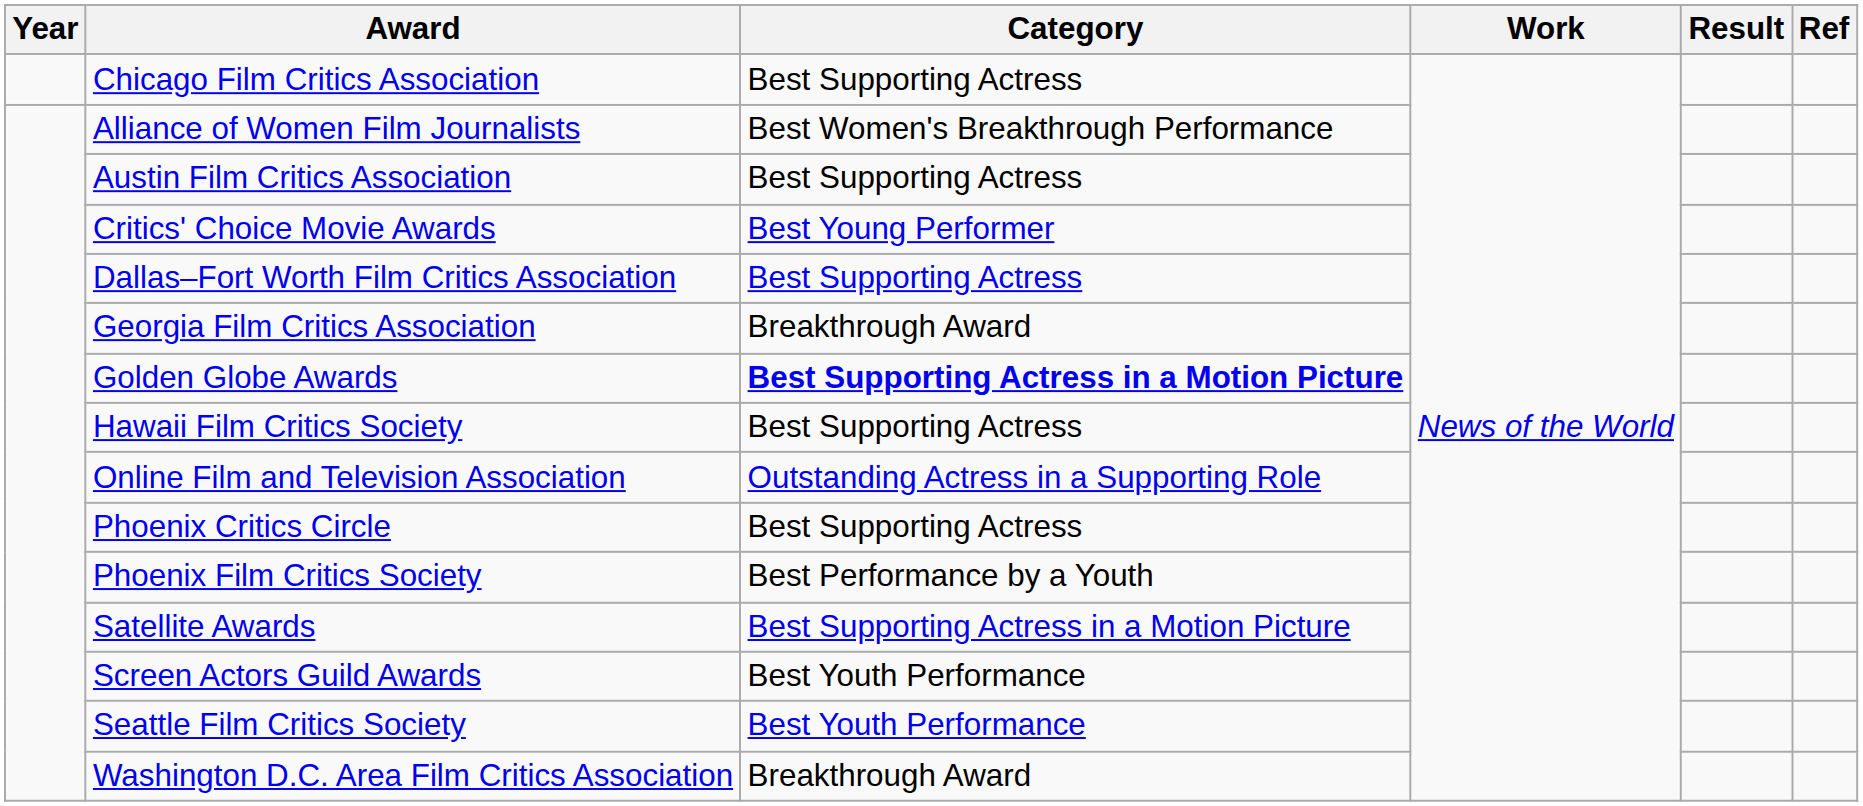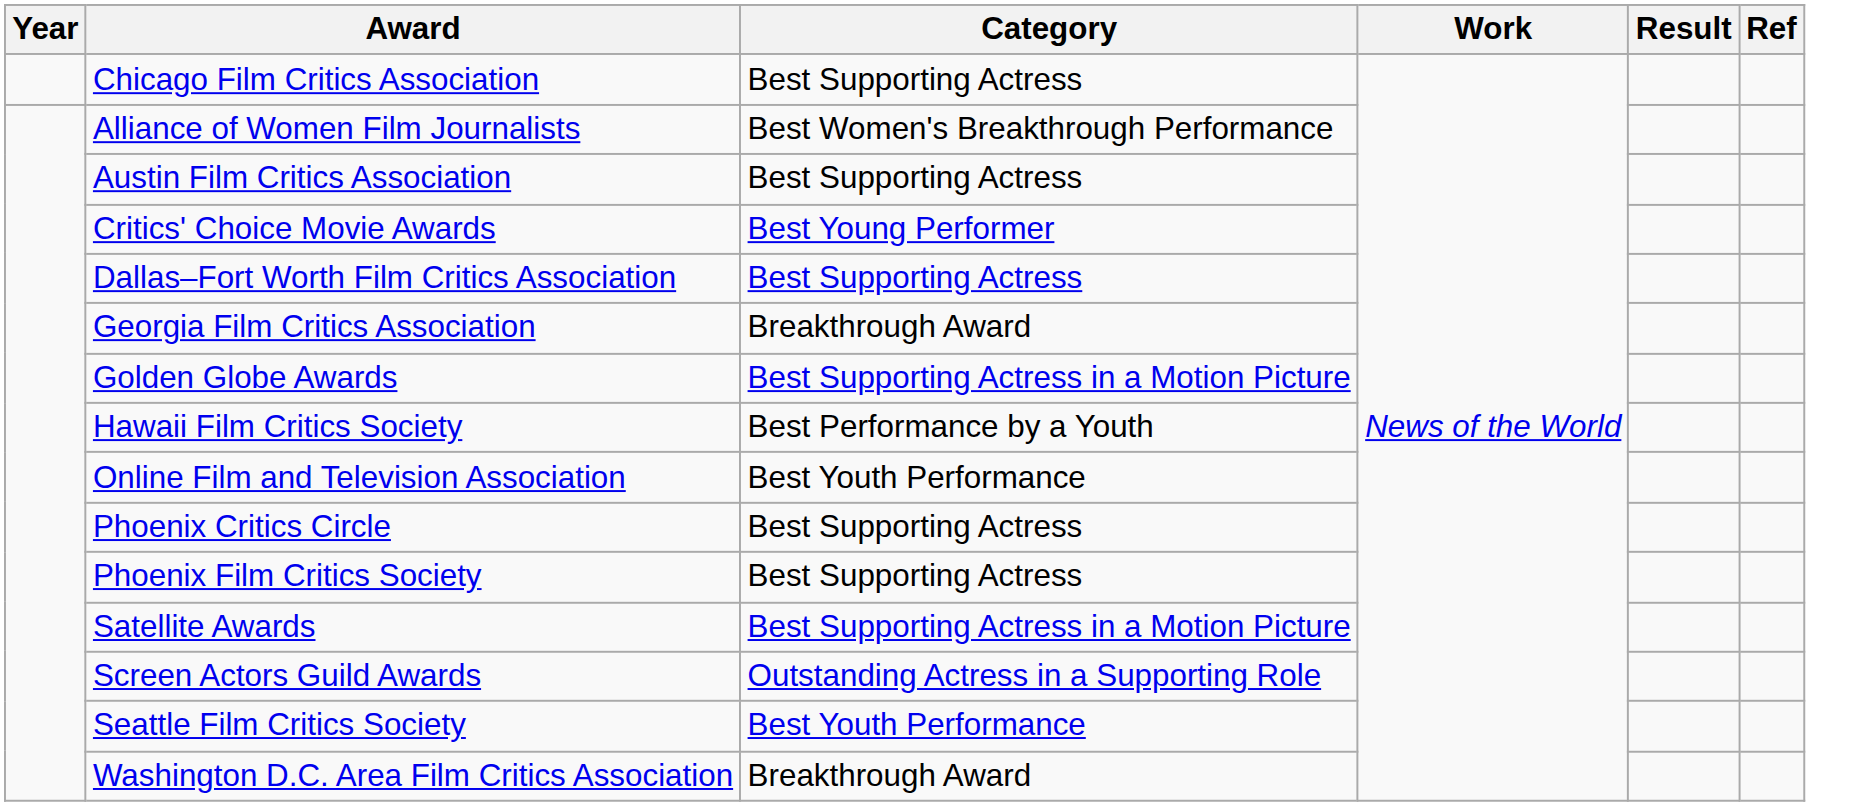(1075, 377) bold -> (1049, 377) normal
(915, 427) Best Supporting Actress -> (951, 427) Best Performance by a Youth
(1034, 476) Outstanding Actress in a Supporting Role -> (917, 476) Best Youth Performance
(951, 576) Best Performance by a Youth -> (915, 576) Best Supporting Actress
(917, 675) Best Youth Performance -> (1034, 675) Outstanding Actress in a Supporting Role
